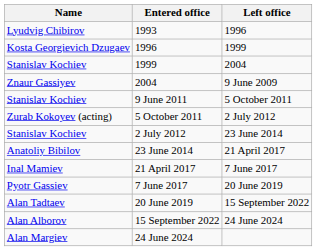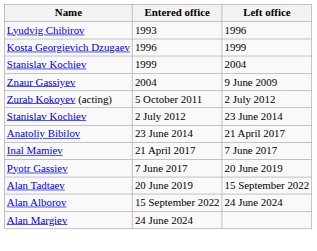- row: (161, 99)
